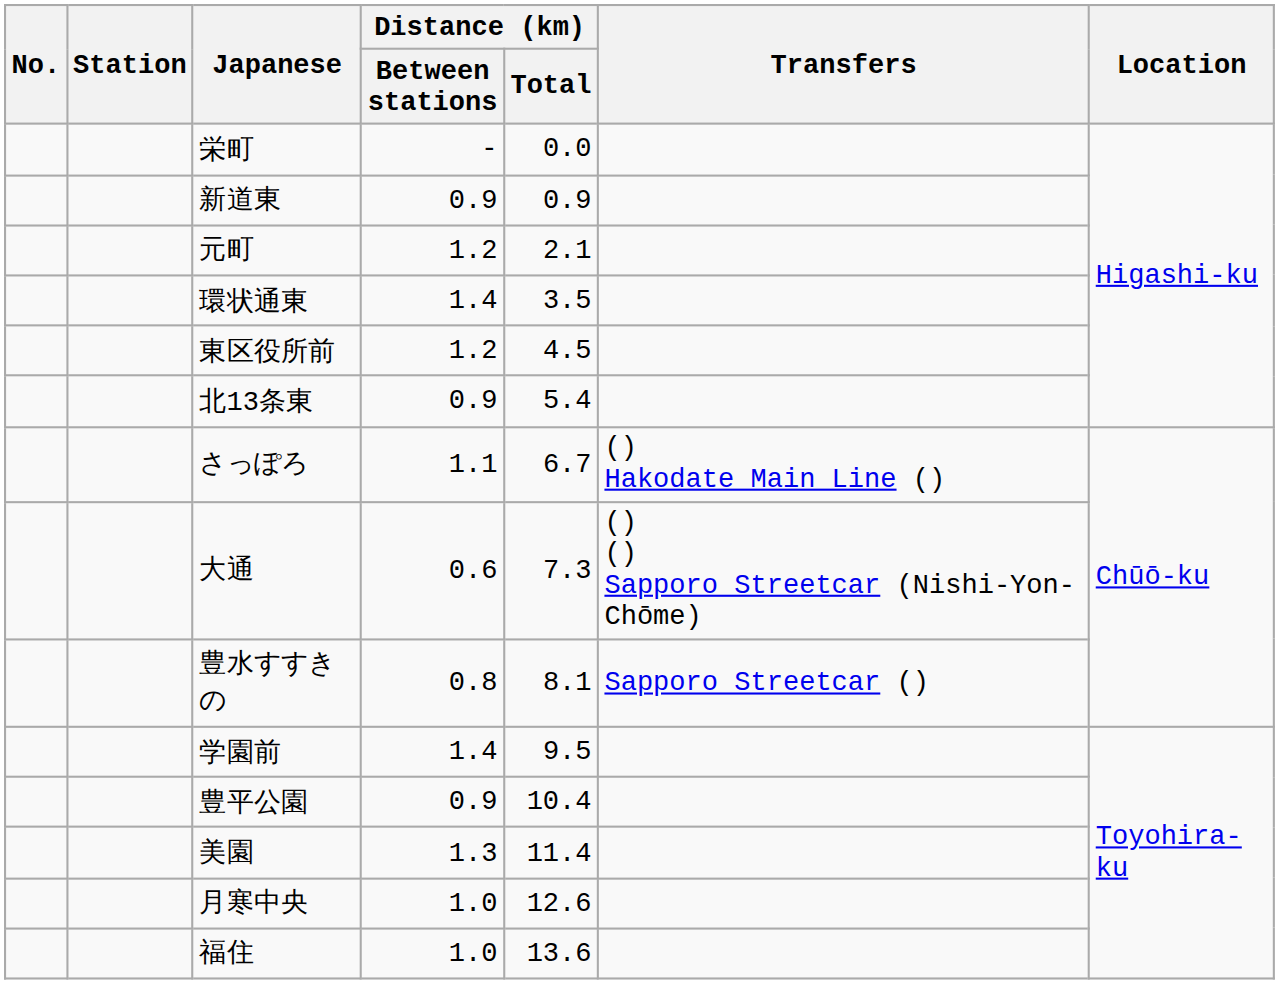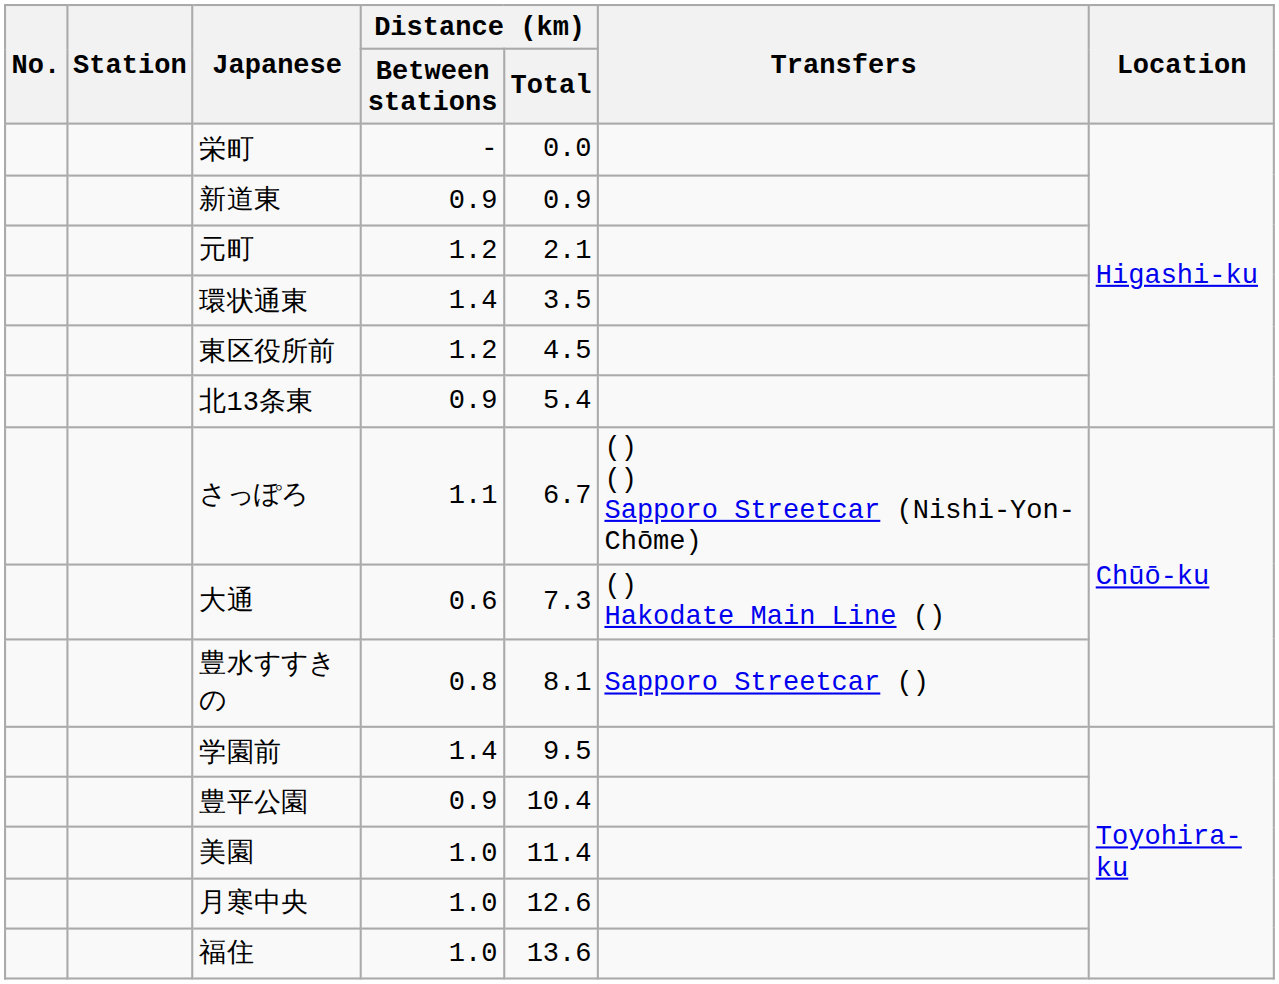(775, 464) () Hakodate Main Line () -> (840, 495) () () Sapporo Streetcar (Nishi-Yon-Chōme)
(840, 570) () () Sapporo Streetcar (Nishi-Yon-Chōme) -> (775, 602) () Hakodate Main Line ()
(473, 853) 1.3 -> (473, 853) 1.0
